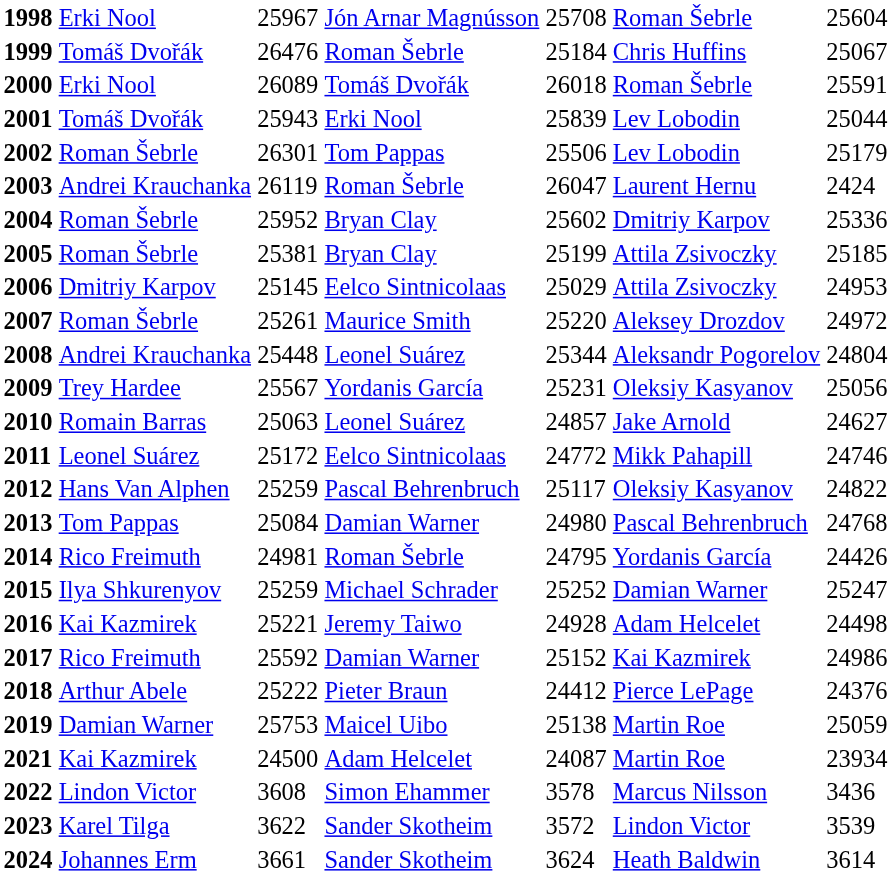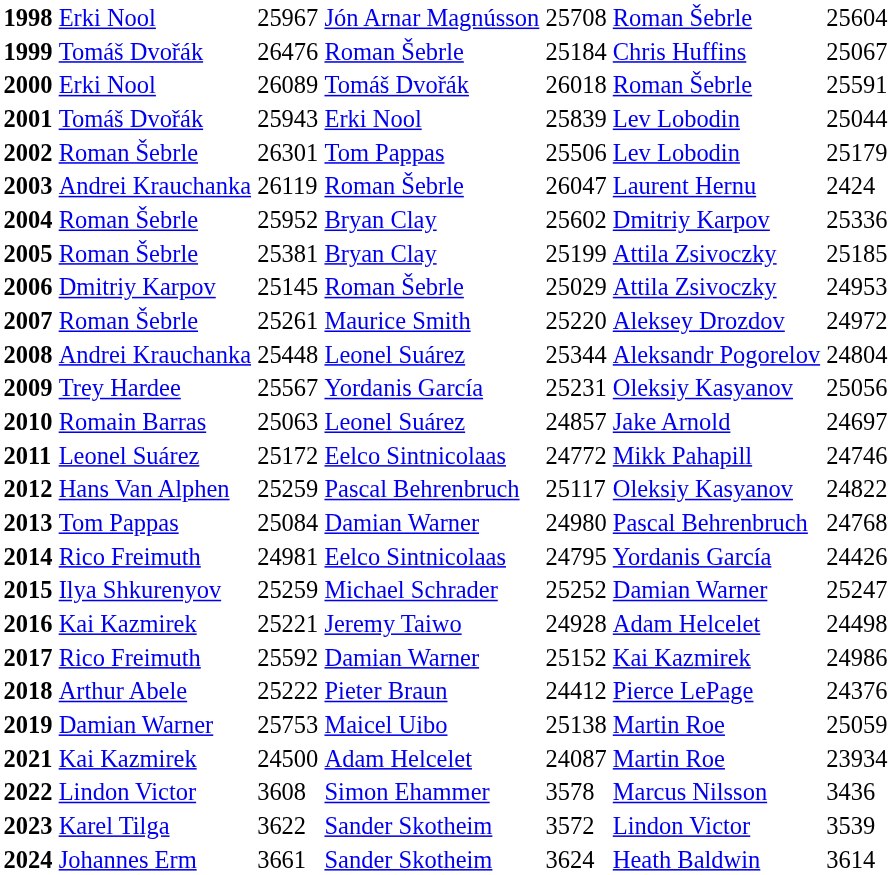(415, 287) Eelco Sintnicolaas -> (394, 287) Roman Šebrle
(857, 422) 24627 -> (857, 422) 24697
(394, 556) Roman Šebrle -> (415, 556) Eelco Sintnicolaas
